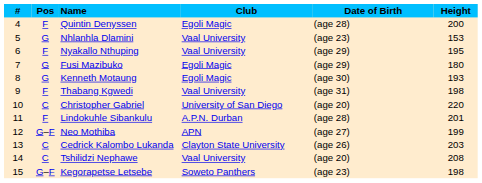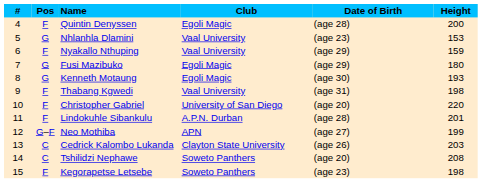(456, 51) 195 -> (456, 51) 159
(45, 104) C -> (45, 104) F
(213, 158) Vaal University -> (218, 158) Soweto Panthers
(45, 172) G–F -> (45, 172) F
